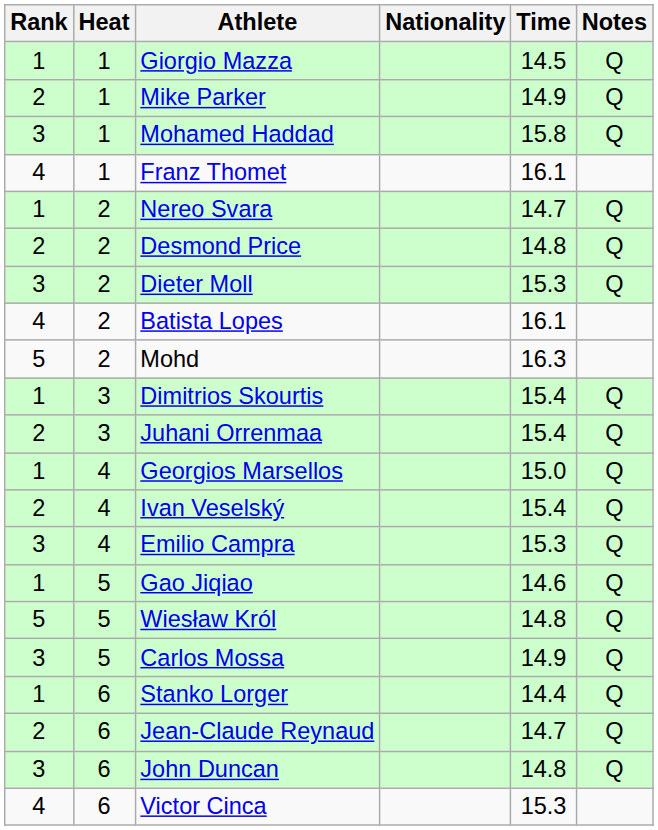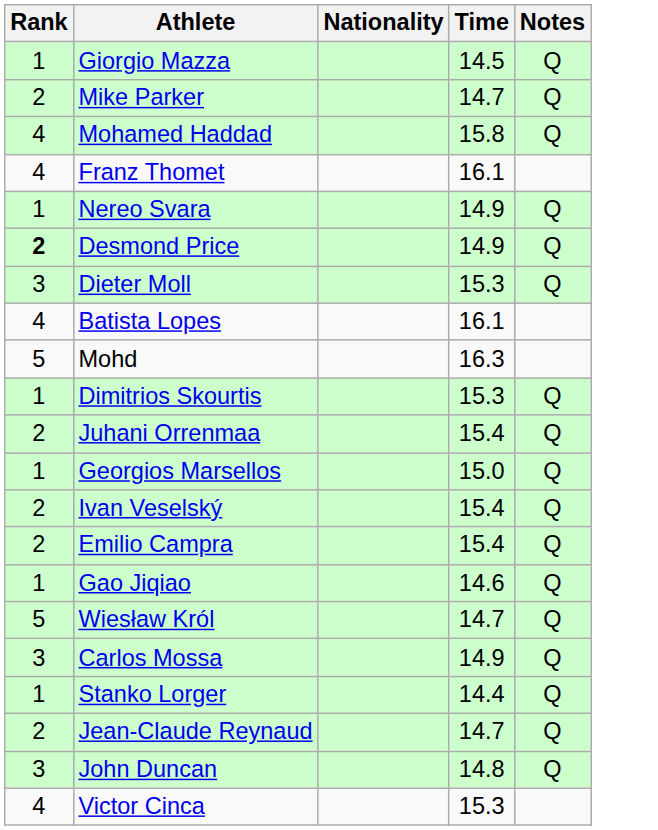- column: (104, 23)
(544, 97) 14.9 -> (482, 97) 14.7
(39, 135) 3 -> (39, 135) 4
(544, 209) 14.7 -> (482, 209) 14.9
(39, 246) normal -> (39, 246) bold
(544, 246) 14.8 -> (482, 246) 14.9
(544, 396) 15.4 -> (482, 396) 15.3
(39, 545) 3 -> (39, 545) 2
(544, 545) 15.3 -> (482, 545) 15.4
(544, 619) 14.8 -> (482, 619) 14.7
